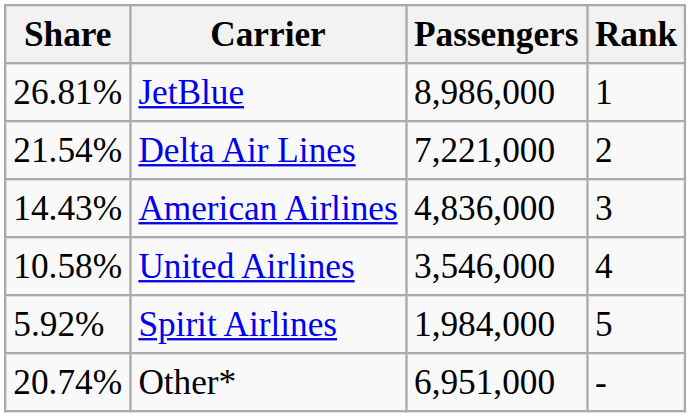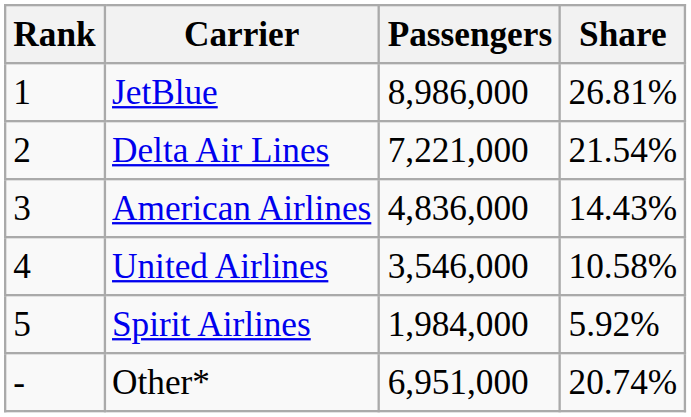columns swapped: (636, 33) <-> (68, 33)
